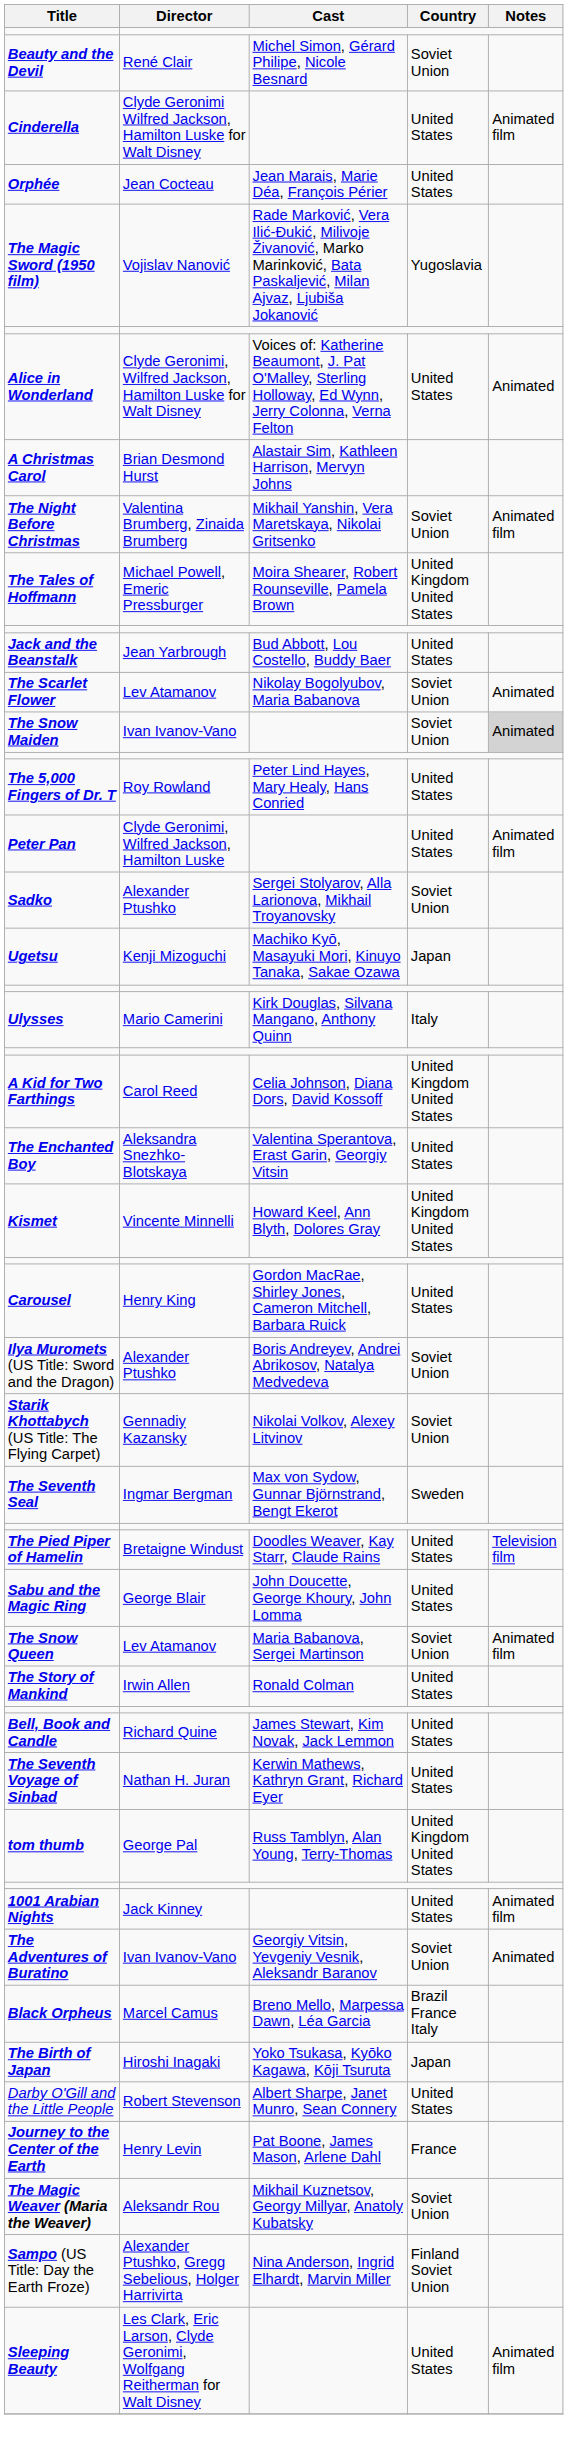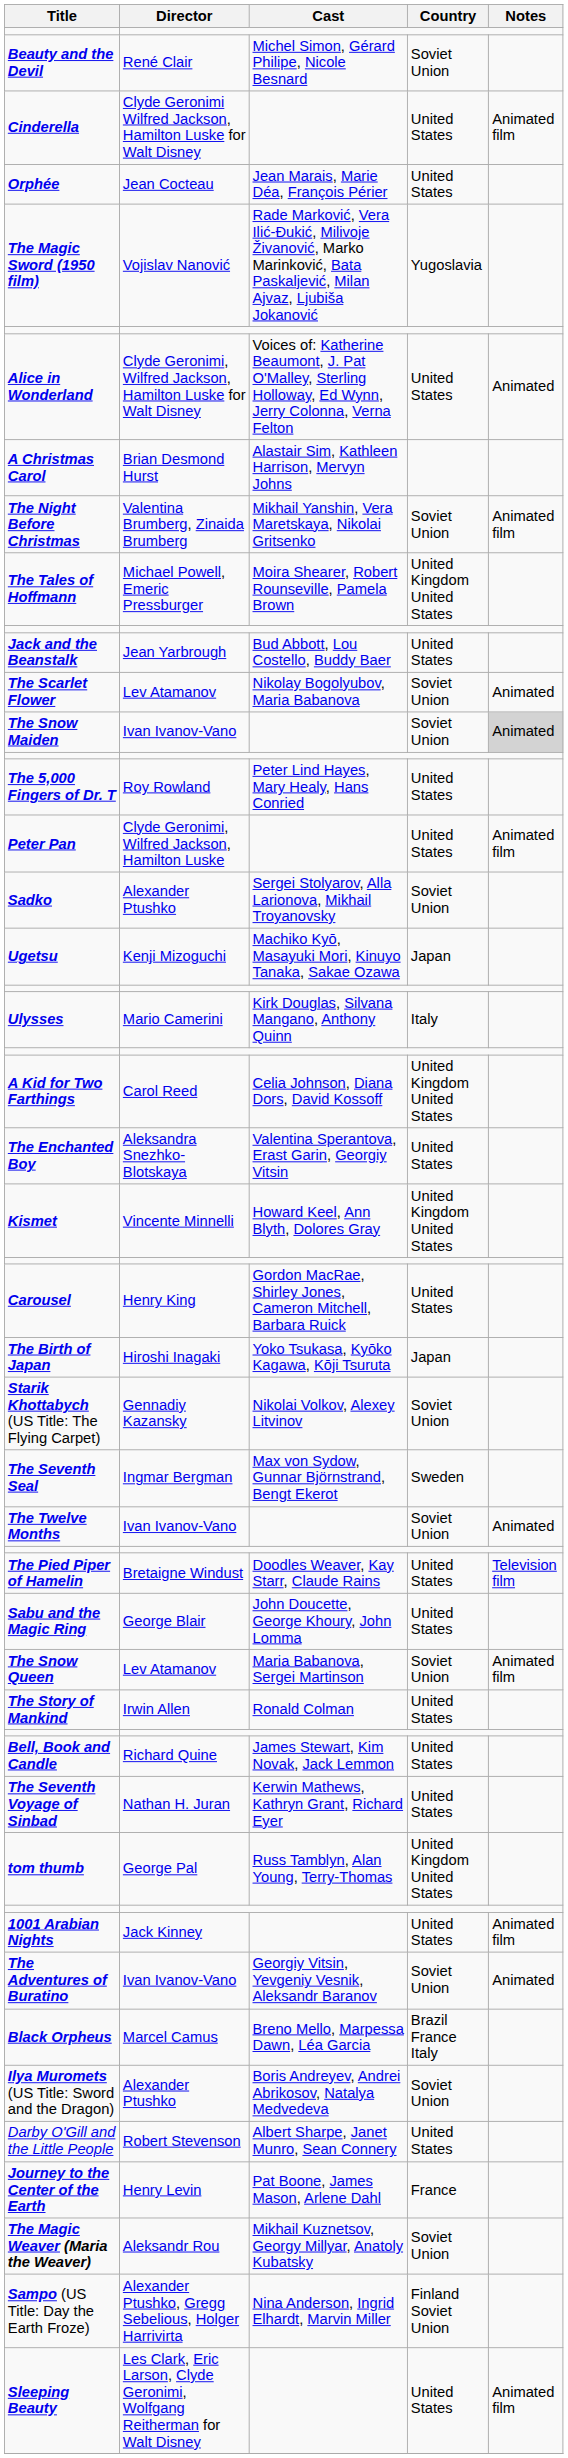rows swapped: (61, 1365) <-> (49, 2061)
+ row: (47, 1526)
